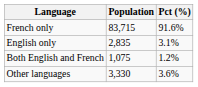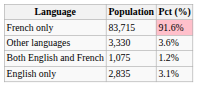(171, 27) no background -> (171, 27) pink background
rows swapped: (31, 43) <-> (38, 74)
